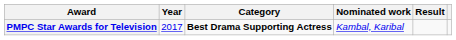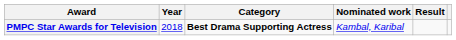(172, 27) 2017 -> (172, 27) 2018
